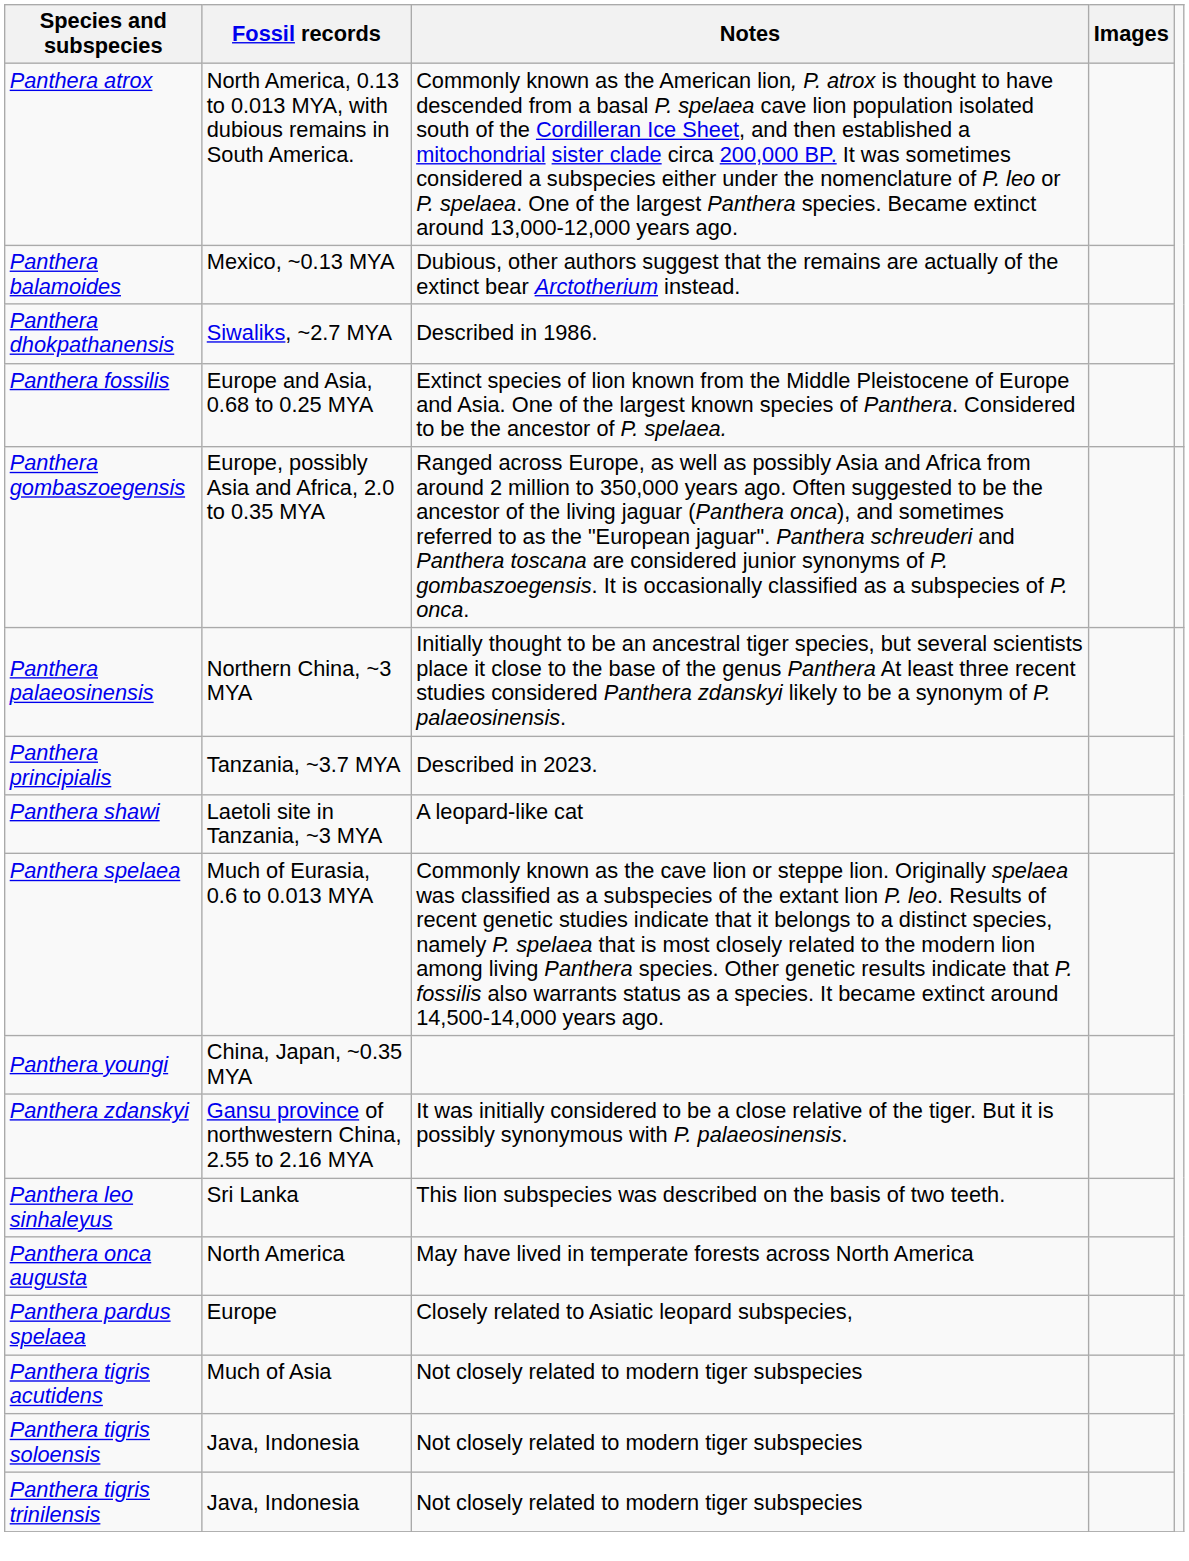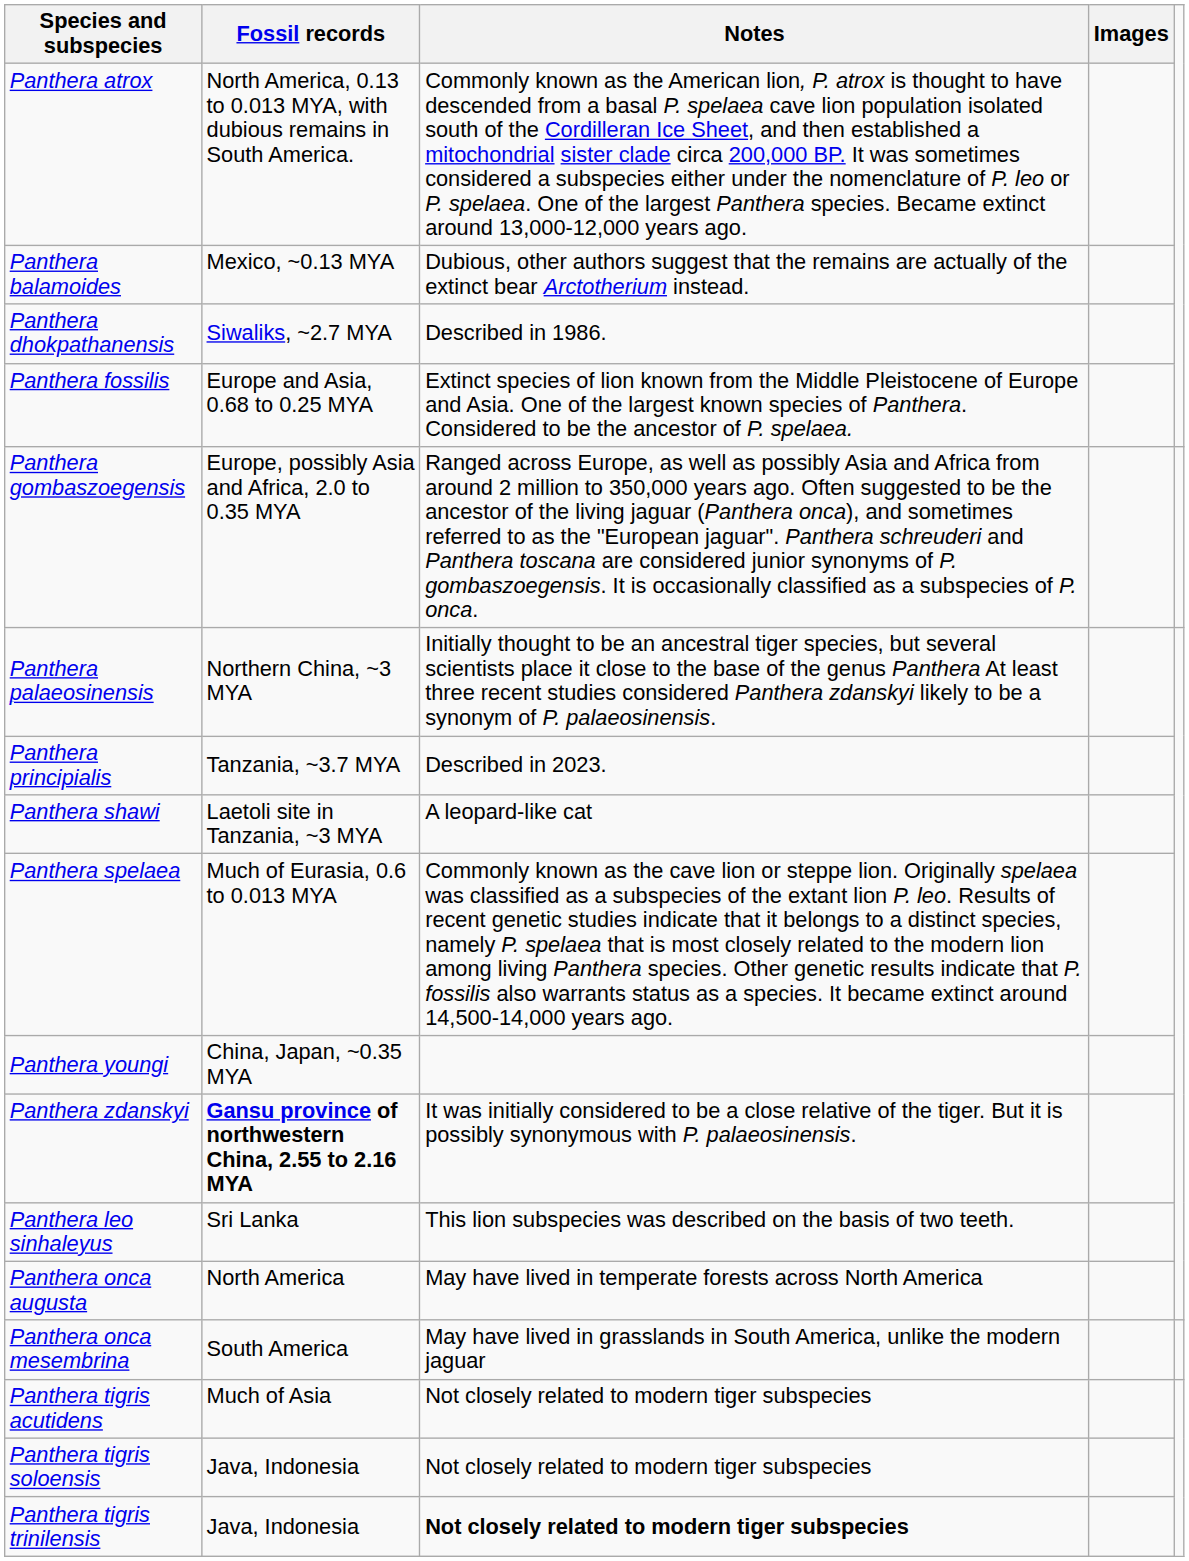(304, 1135) normal -> (302, 1148) bold
+ row: (80, 1349)
- row: (90, 1324)
(639, 1501) normal -> (667, 1526) bold
